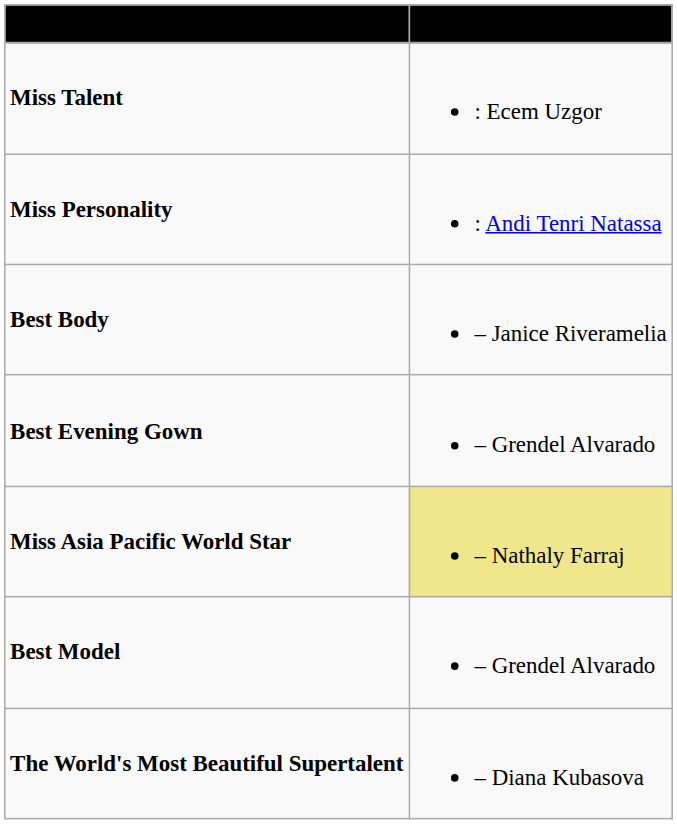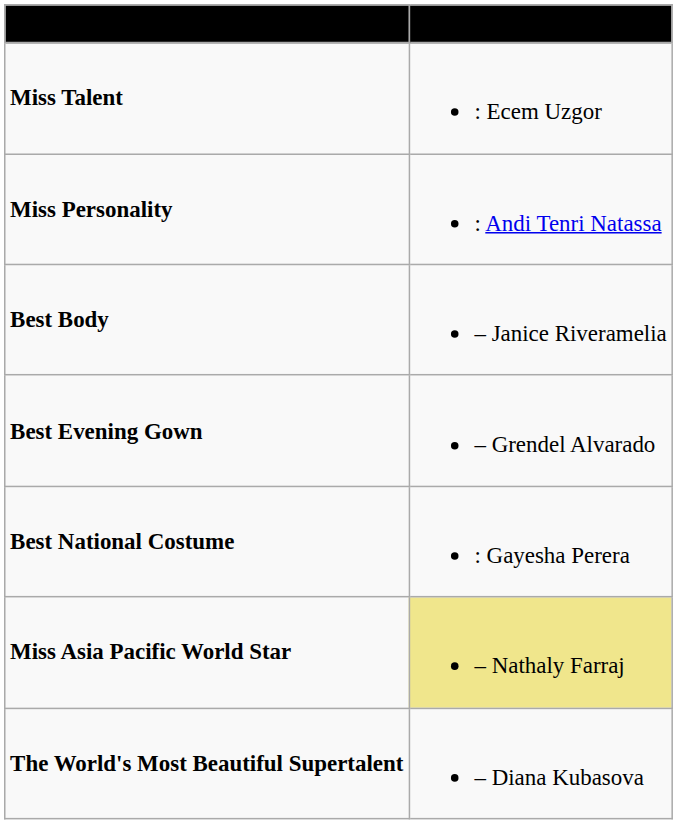+ row: (122, 541)
- row: (65, 652)
